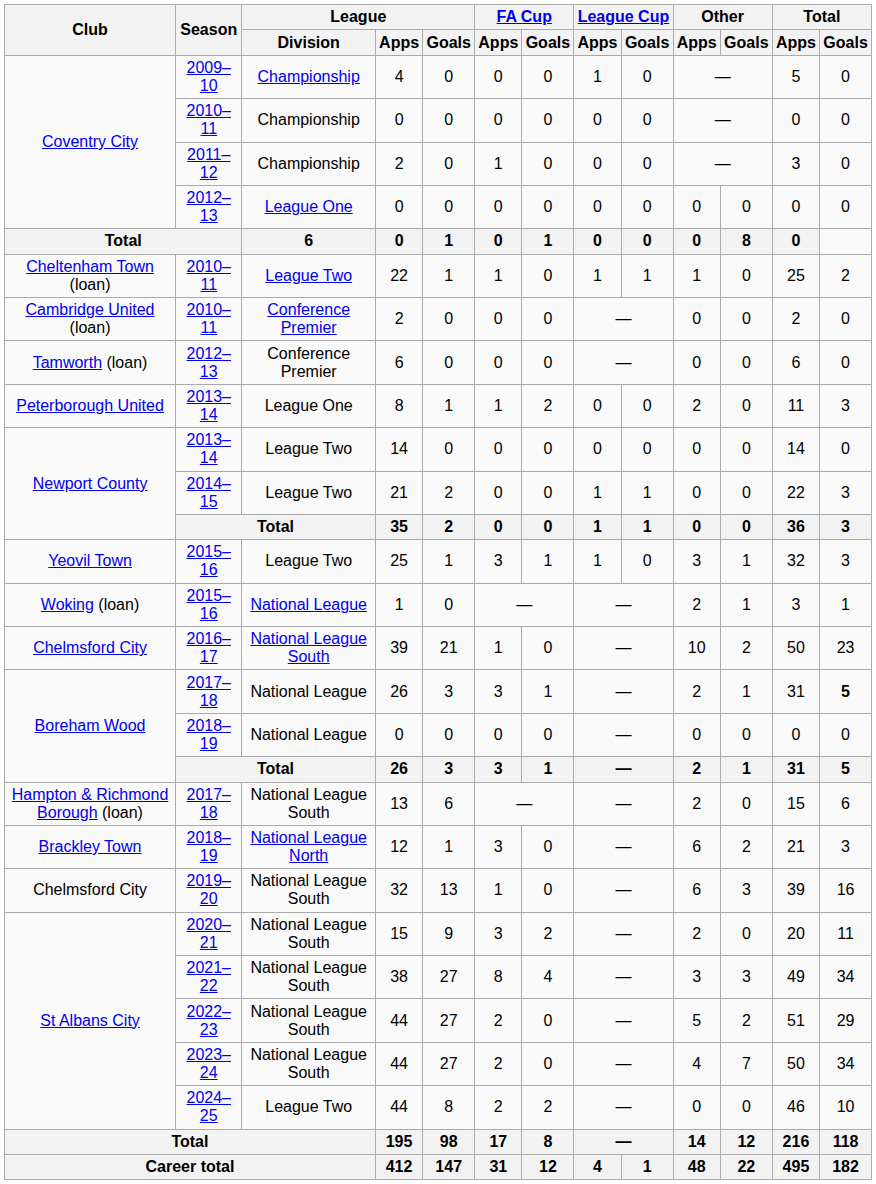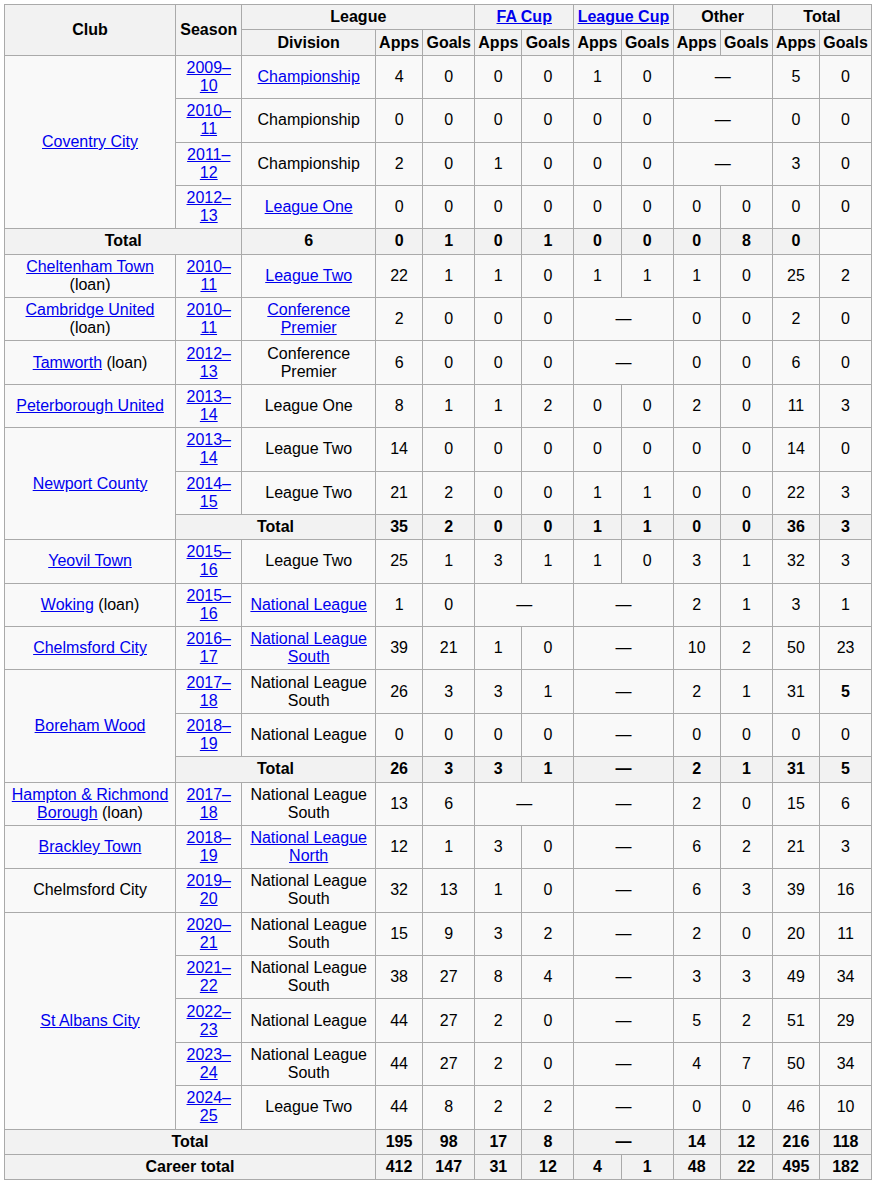(309, 691) National League -> (309, 691) National League South
(309, 1020) National League South -> (309, 1020) National League
